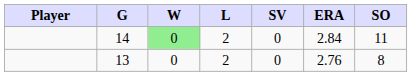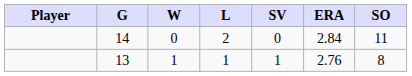(174, 37) lightgreen background -> (174, 37) no background
(174, 60) 0 -> (174, 60) 1
(226, 60) 2 -> (226, 60) 1
(277, 60) 0 -> (277, 60) 1
